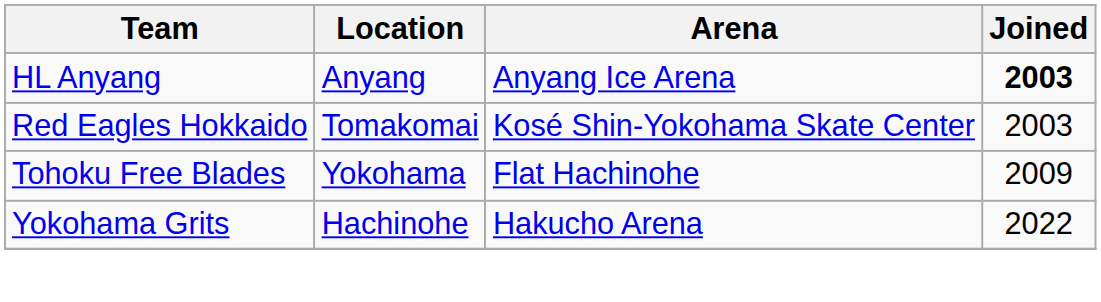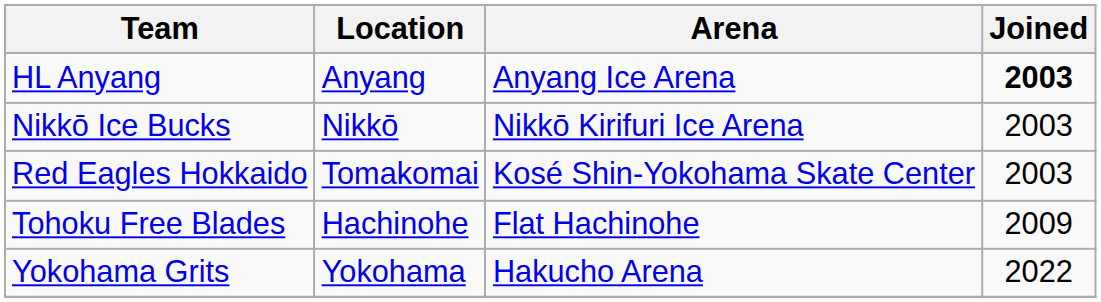+ row: (121, 126)
(394, 175) Yokohama -> (395, 223) Hachinohe
(395, 223) Hachinohe -> (394, 272) Yokohama
